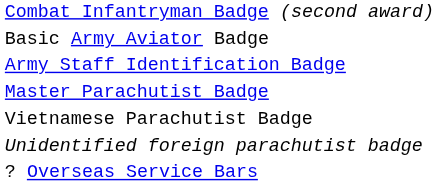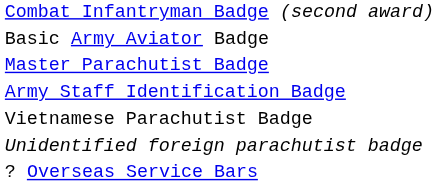rows swapped: (137, 92) <-> (175, 65)
